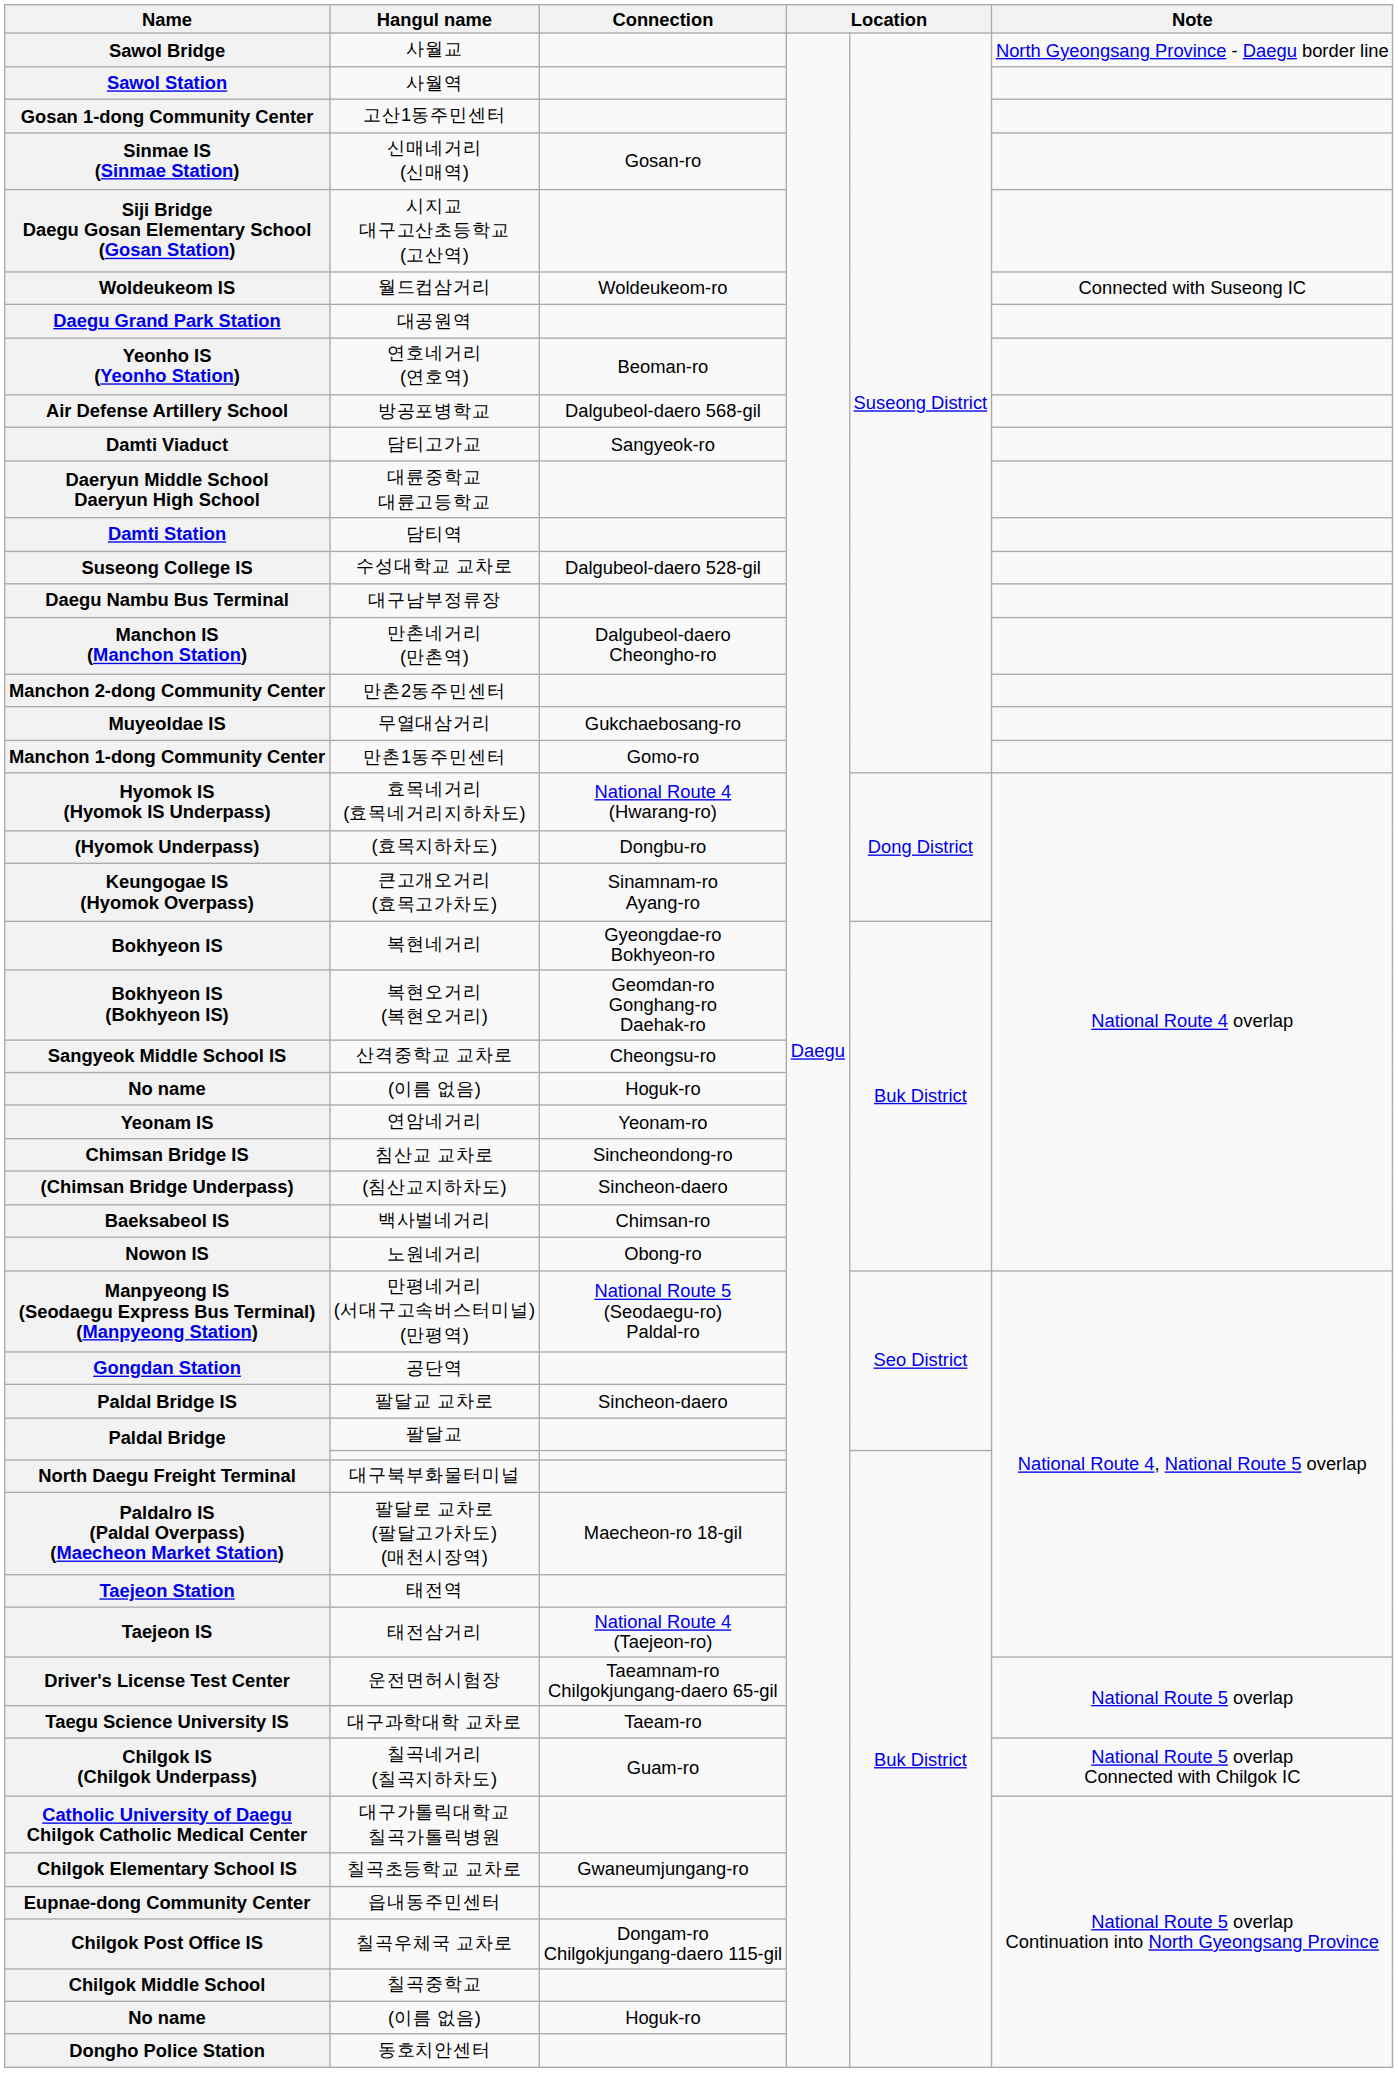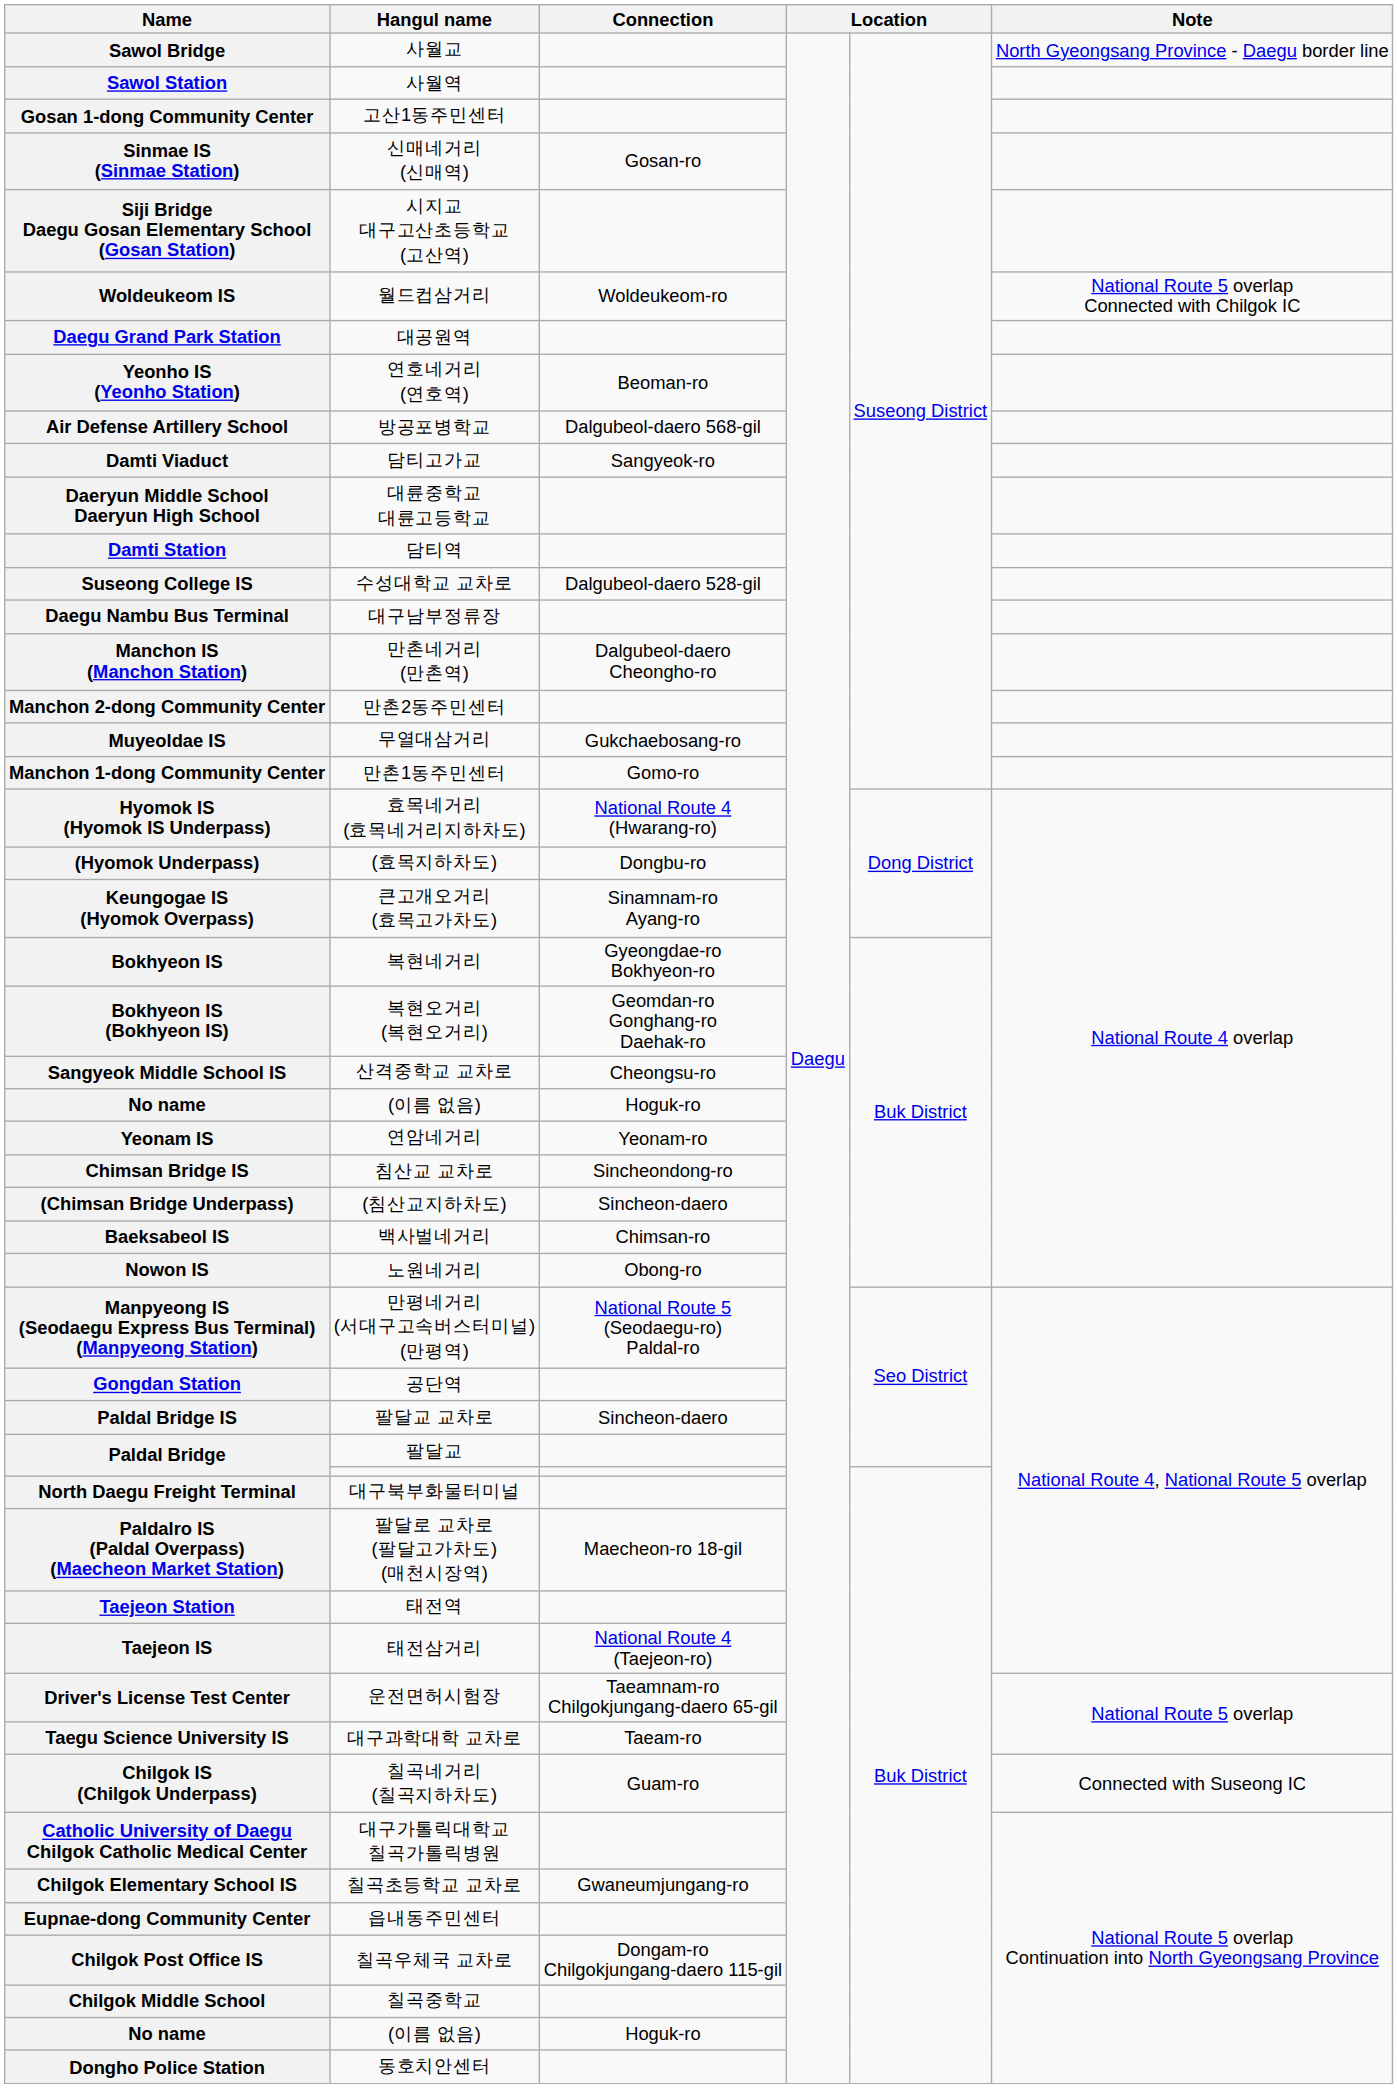(1192, 288) Connected with Suseong IC -> (1192, 296) National Route 5 overlap Connected with Chilgok IC
(1192, 1767) National Route 5 overlap Connected with Chilgok IC -> (1192, 1783) Connected with Suseong IC
